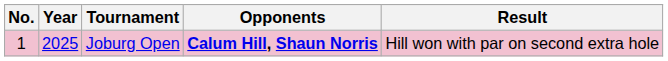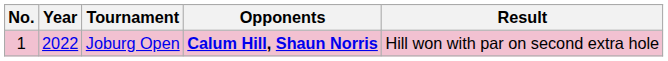(60, 43) 2025 -> (60, 43) 2022
